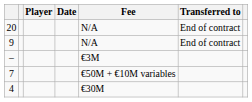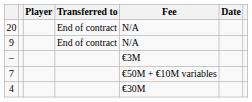columns swapped: (210, 12) <-> (67, 12)
